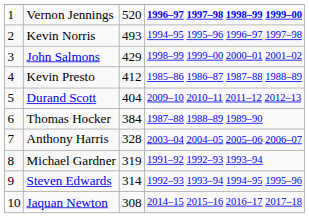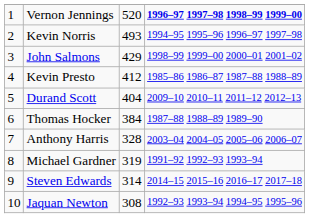(225, 181) 1992–93 1993–94 1994–95 1995–96 -> (225, 181) 2014–15 2015–16 2016–17 2017–18
(225, 202) 2014–15 2015–16 2016–17 2017–18 -> (225, 202) 1992–93 1993–94 1994–95 1995–96
